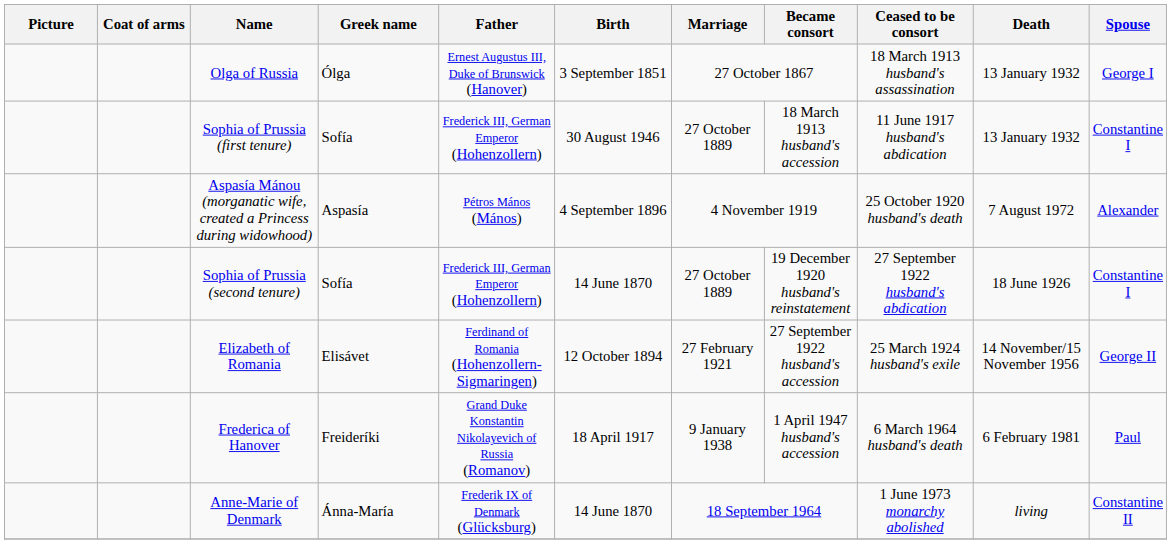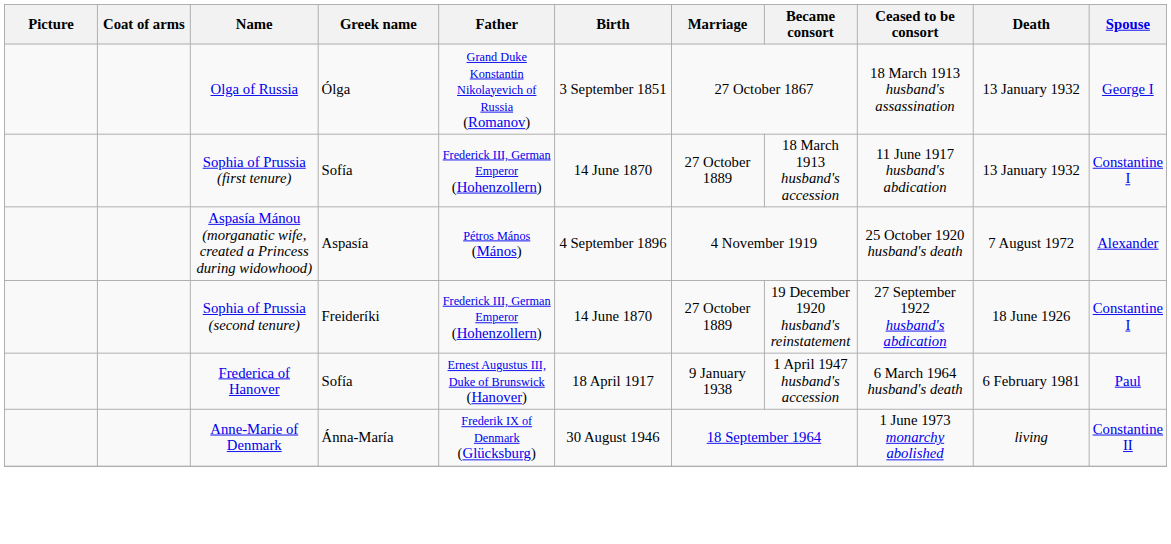(497, 73) Ernest Augustus III, Duke of Brunswick (Hanover) -> (497, 90) Grand Duke Konstantin Nikolayevich of Russia (Romanov)
(613, 137) 30 August 1946 -> (613, 170) 14 June 1870
(337, 283) Sofía -> (351, 316) Freideríki
- row: (254, 356)
(351, 437) Freideríki -> (337, 381) Sofía
(497, 438) Grand Duke Konstantin Nikolayevich of Russia (Romanov) -> (497, 382) Ernest Augustus III, Duke of Brunswick (Hanover)
(613, 510) 14 June 1870 -> (613, 437) 30 August 1946
